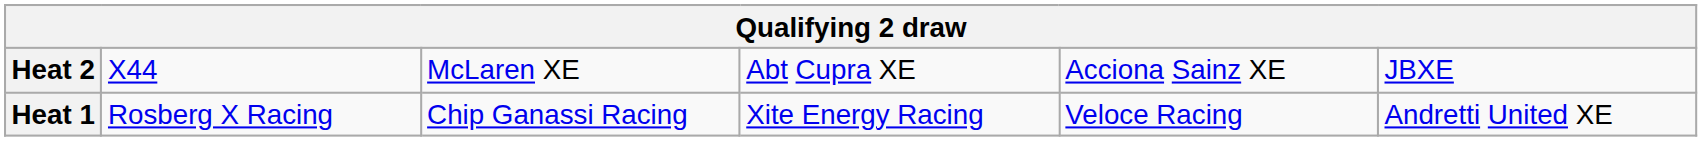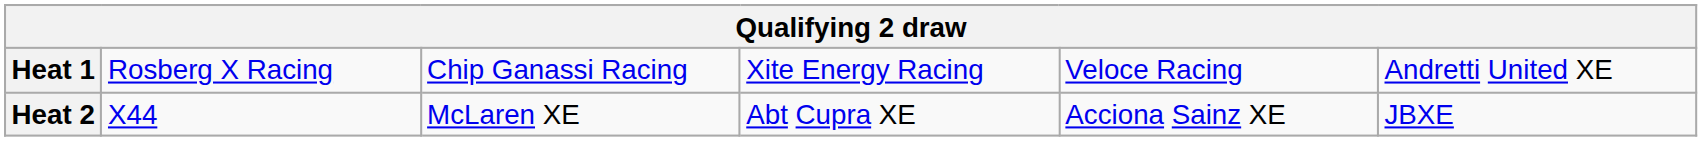rows swapped: (53, 114) <-> (53, 70)
